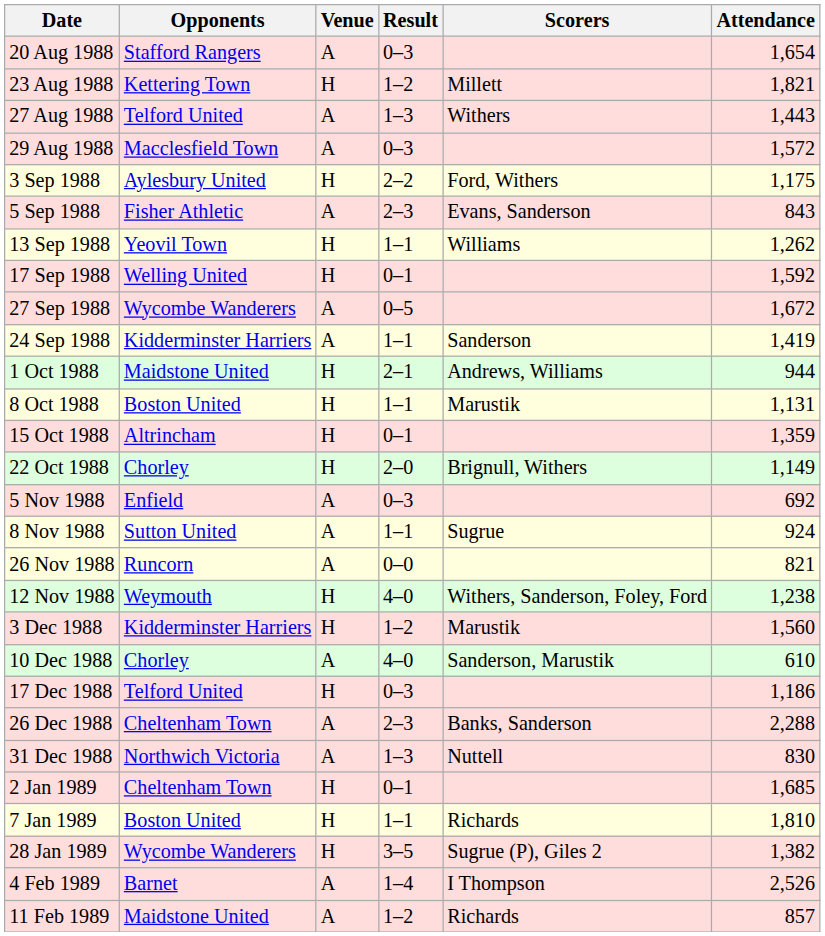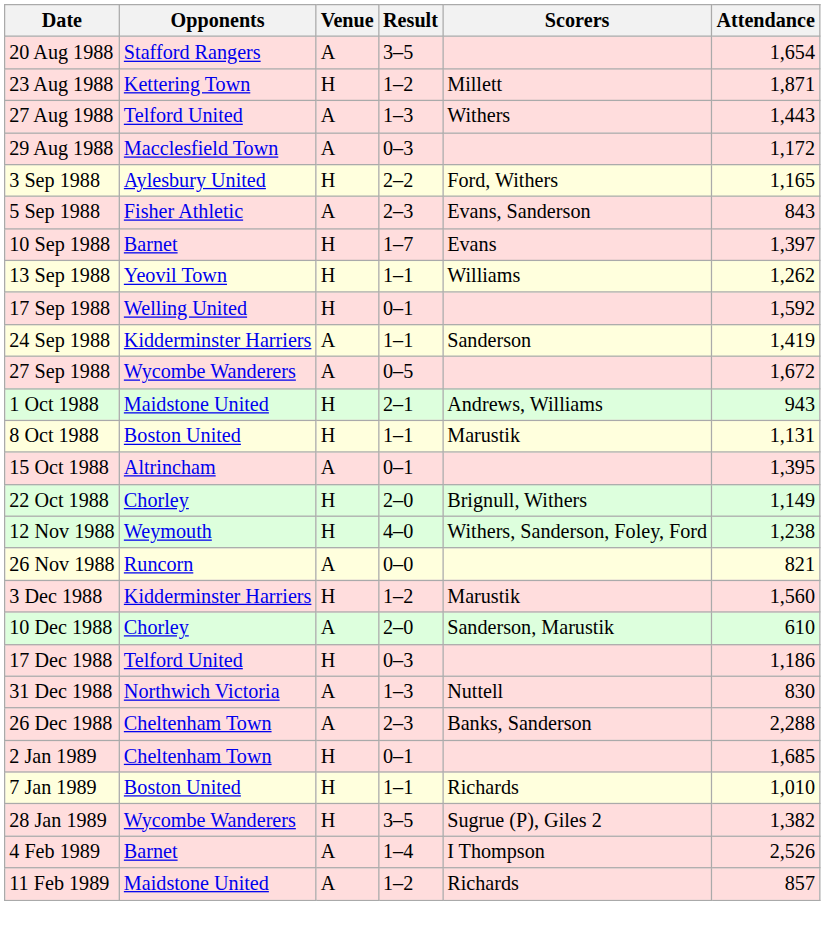(398, 52) 0–3 -> (398, 52) 3–5
(792, 84) 1,821 -> (792, 84) 1,871
(792, 148) 1,572 -> (792, 148) 1,172
(792, 180) 1,175 -> (792, 180) 1,165
+ row: (60, 244)
rows swapped: (60, 340) <-> (60, 308)
(800, 372) 944 -> (800, 404) 943
(328, 436) H -> (328, 468) A
(792, 436) 1,359 -> (792, 468) 1,395
- row: (57, 500)
- row: (57, 532)
rows swapped: (62, 595) <-> (62, 564)
(398, 659) 4–0 -> (398, 627) 2–0
rows swapped: (61, 723) <-> (61, 755)
(792, 819) 1,810 -> (792, 787) 1,010
